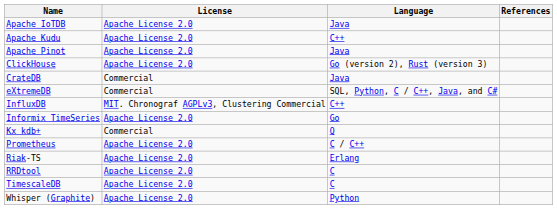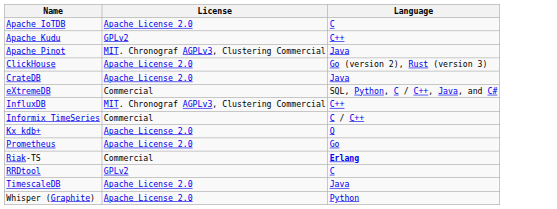- column: (526, 11)
(340, 24) Java -> (332, 24) C
(148, 38) Apache License 2.0 -> (116, 38) GPLv2
(148, 51) Apache License 2.0 -> (215, 51) MIT. Chronograf AGPLv3, Clustering Commercial
(129, 78) Commercial -> (148, 78) Apache License 2.0
(148, 118) Apache License 2.0 -> (129, 118) Commercial
(335, 118) Go -> (347, 118) C / C++
(129, 131) Commercial -> (148, 131) Apache License 2.0
(347, 144) C / C++ -> (335, 144) Go
(148, 158) Apache License 2.0 -> (129, 158) Commercial
(344, 158) normal -> (344, 158) bold
(148, 171) Apache License 2.0 -> (116, 171) GPLv2
(332, 185) C -> (340, 185) Java
